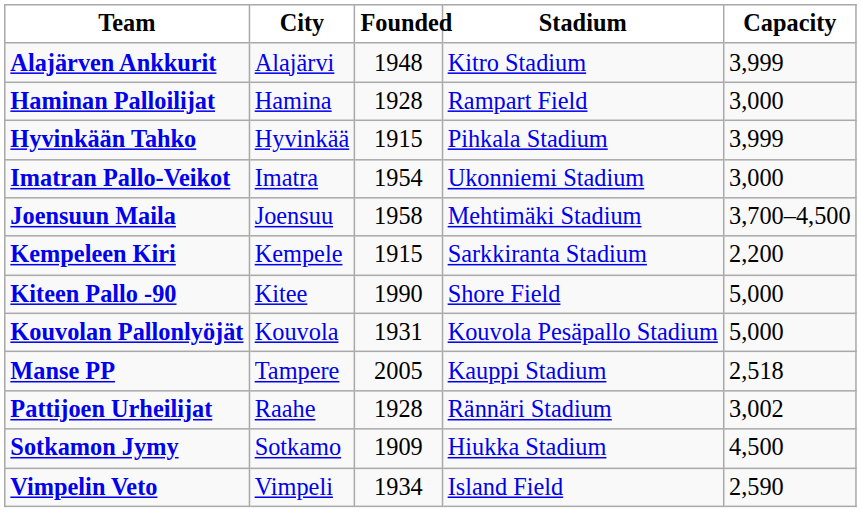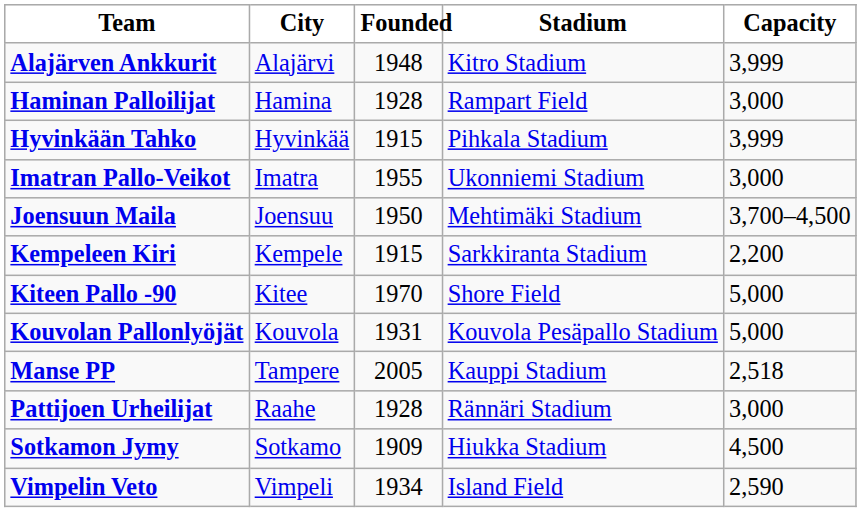(398, 178) 1954 -> (398, 178) 1955
(398, 216) 1958 -> (398, 216) 1950
(398, 293) 1990 -> (398, 293) 1970
(756, 409) 3,002 -> (756, 409) 3,000
